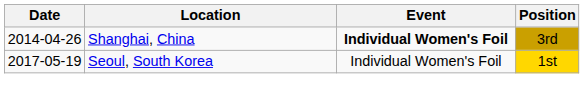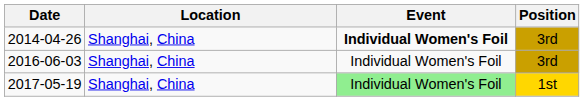+ row: (45, 61)
(151, 61) Seoul, South Korea -> (141, 84) Shanghai, China
(426, 61) no background -> (426, 84) lightgreen background
